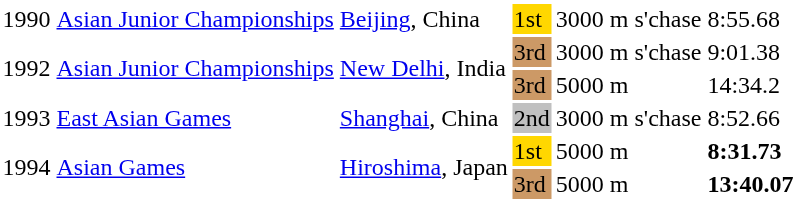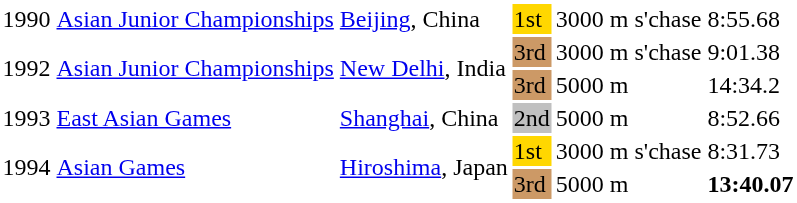(629, 117) 3000 m s'chase -> (592, 117) 5000 m
(592, 150) 5000 m -> (629, 150) 3000 m s'chase
(744, 150) bold -> (744, 150) normal
